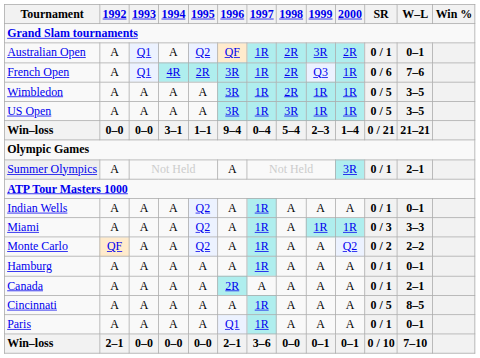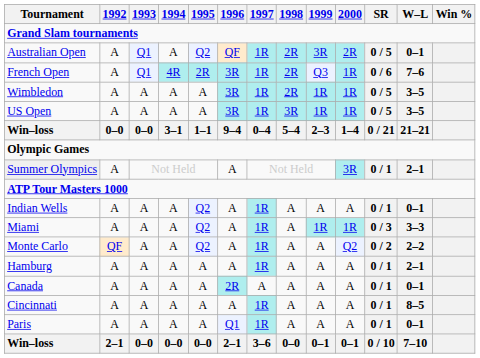(381, 52) 0 / 1 -> (381, 52) 0 / 5
(415, 265) 0–1 -> (415, 265) 2–1
(415, 285) 2–1 -> (415, 285) 0–1
(381, 304) 0 / 5 -> (381, 304) 0 / 1
